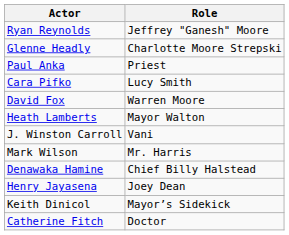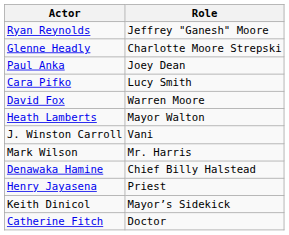(147, 65) Priest -> (156, 65) Joey Dean
(156, 187) Joey Dean -> (147, 187) Priest
